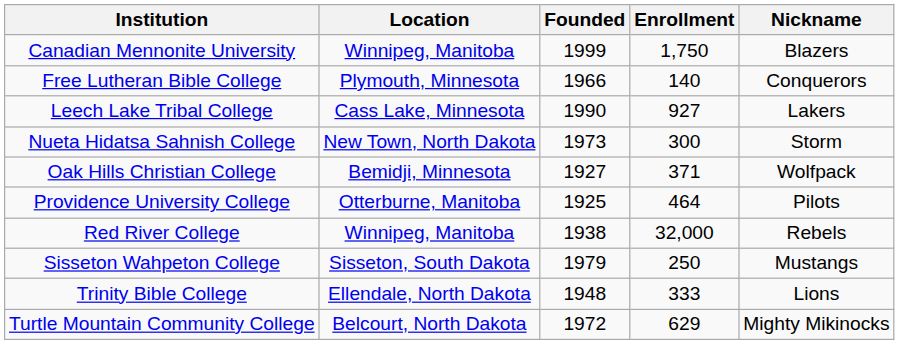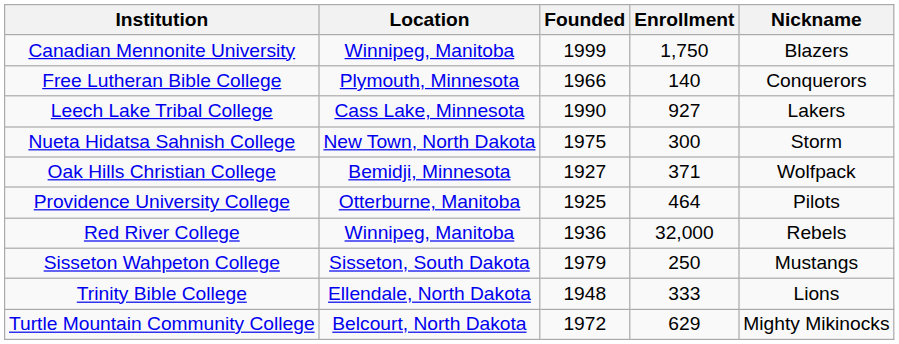(585, 141) 1973 -> (585, 141) 1975
(585, 232) 1938 -> (585, 232) 1936
